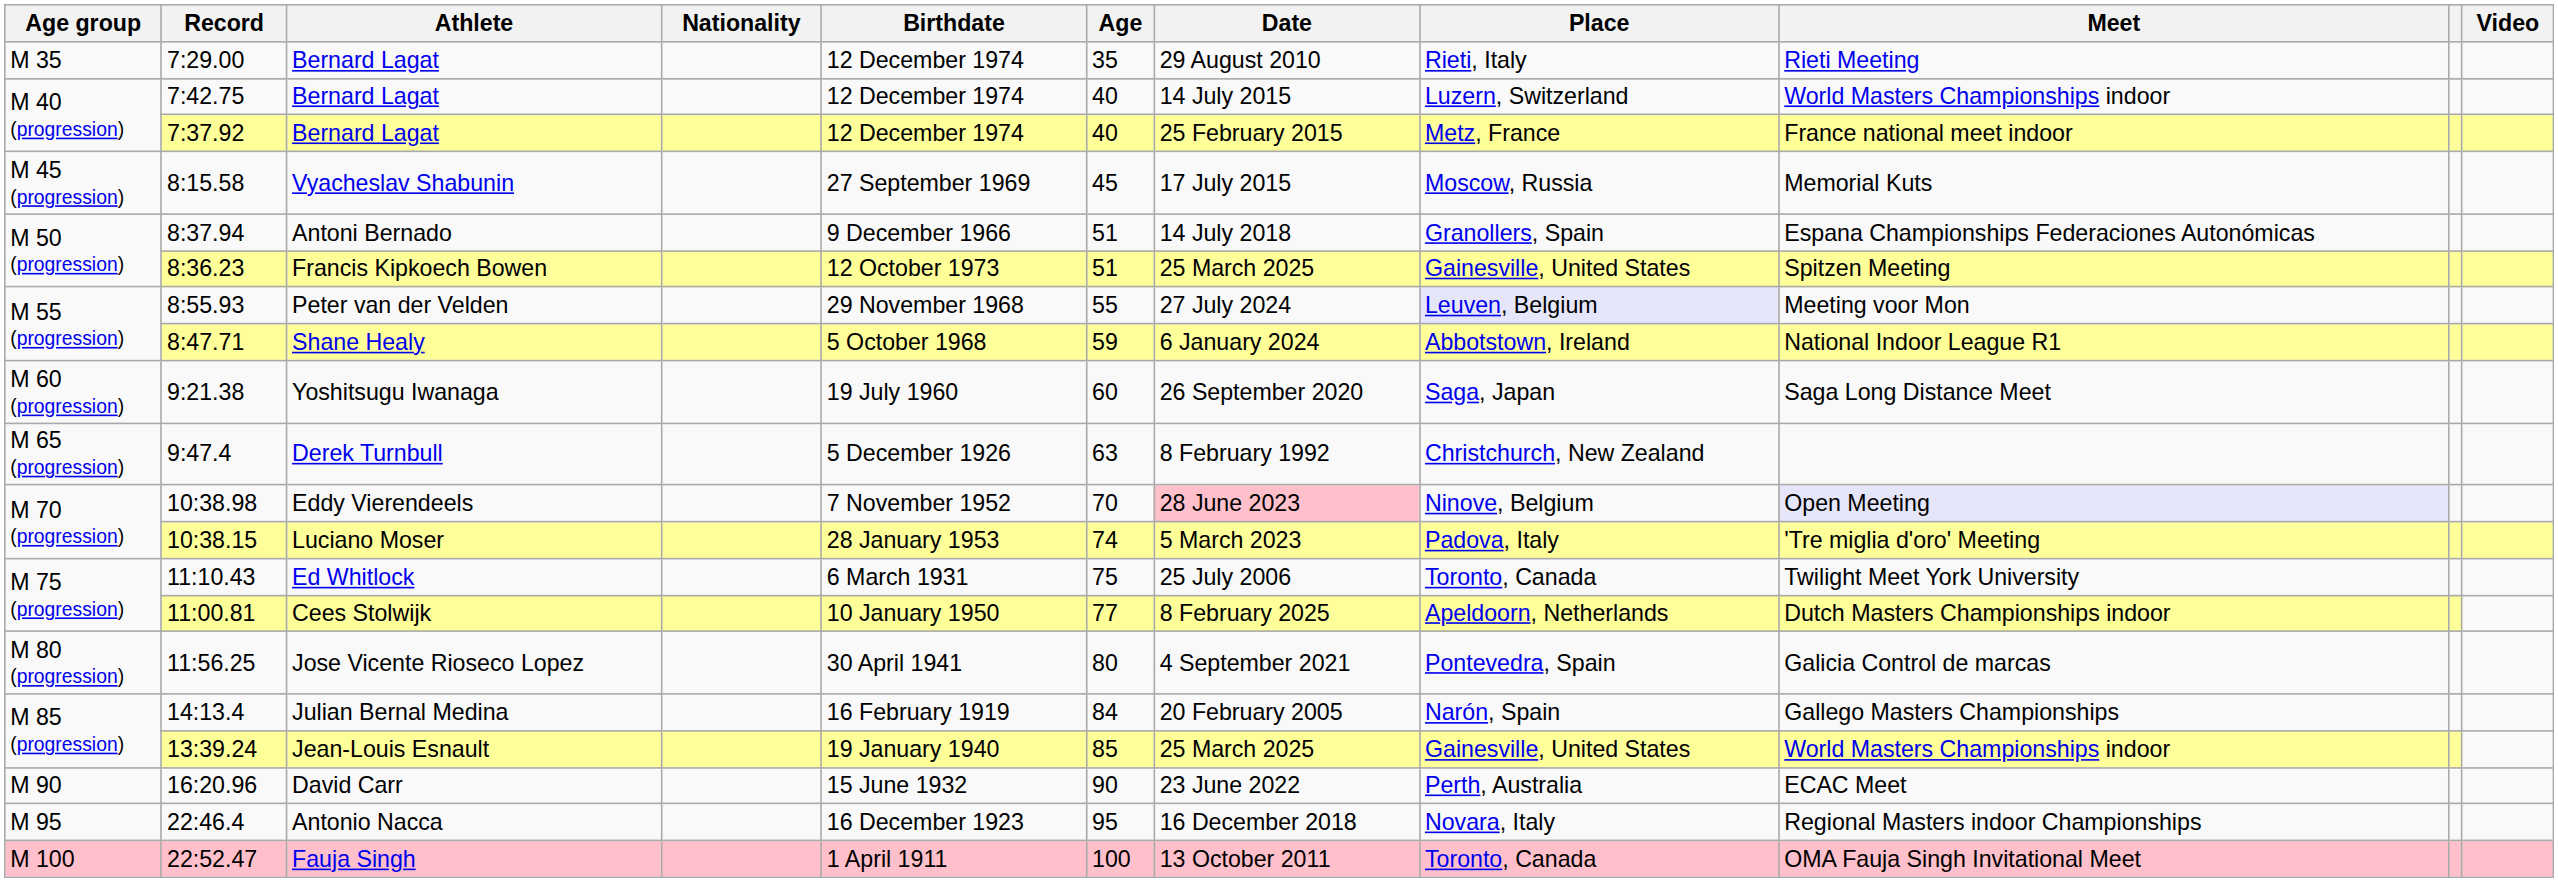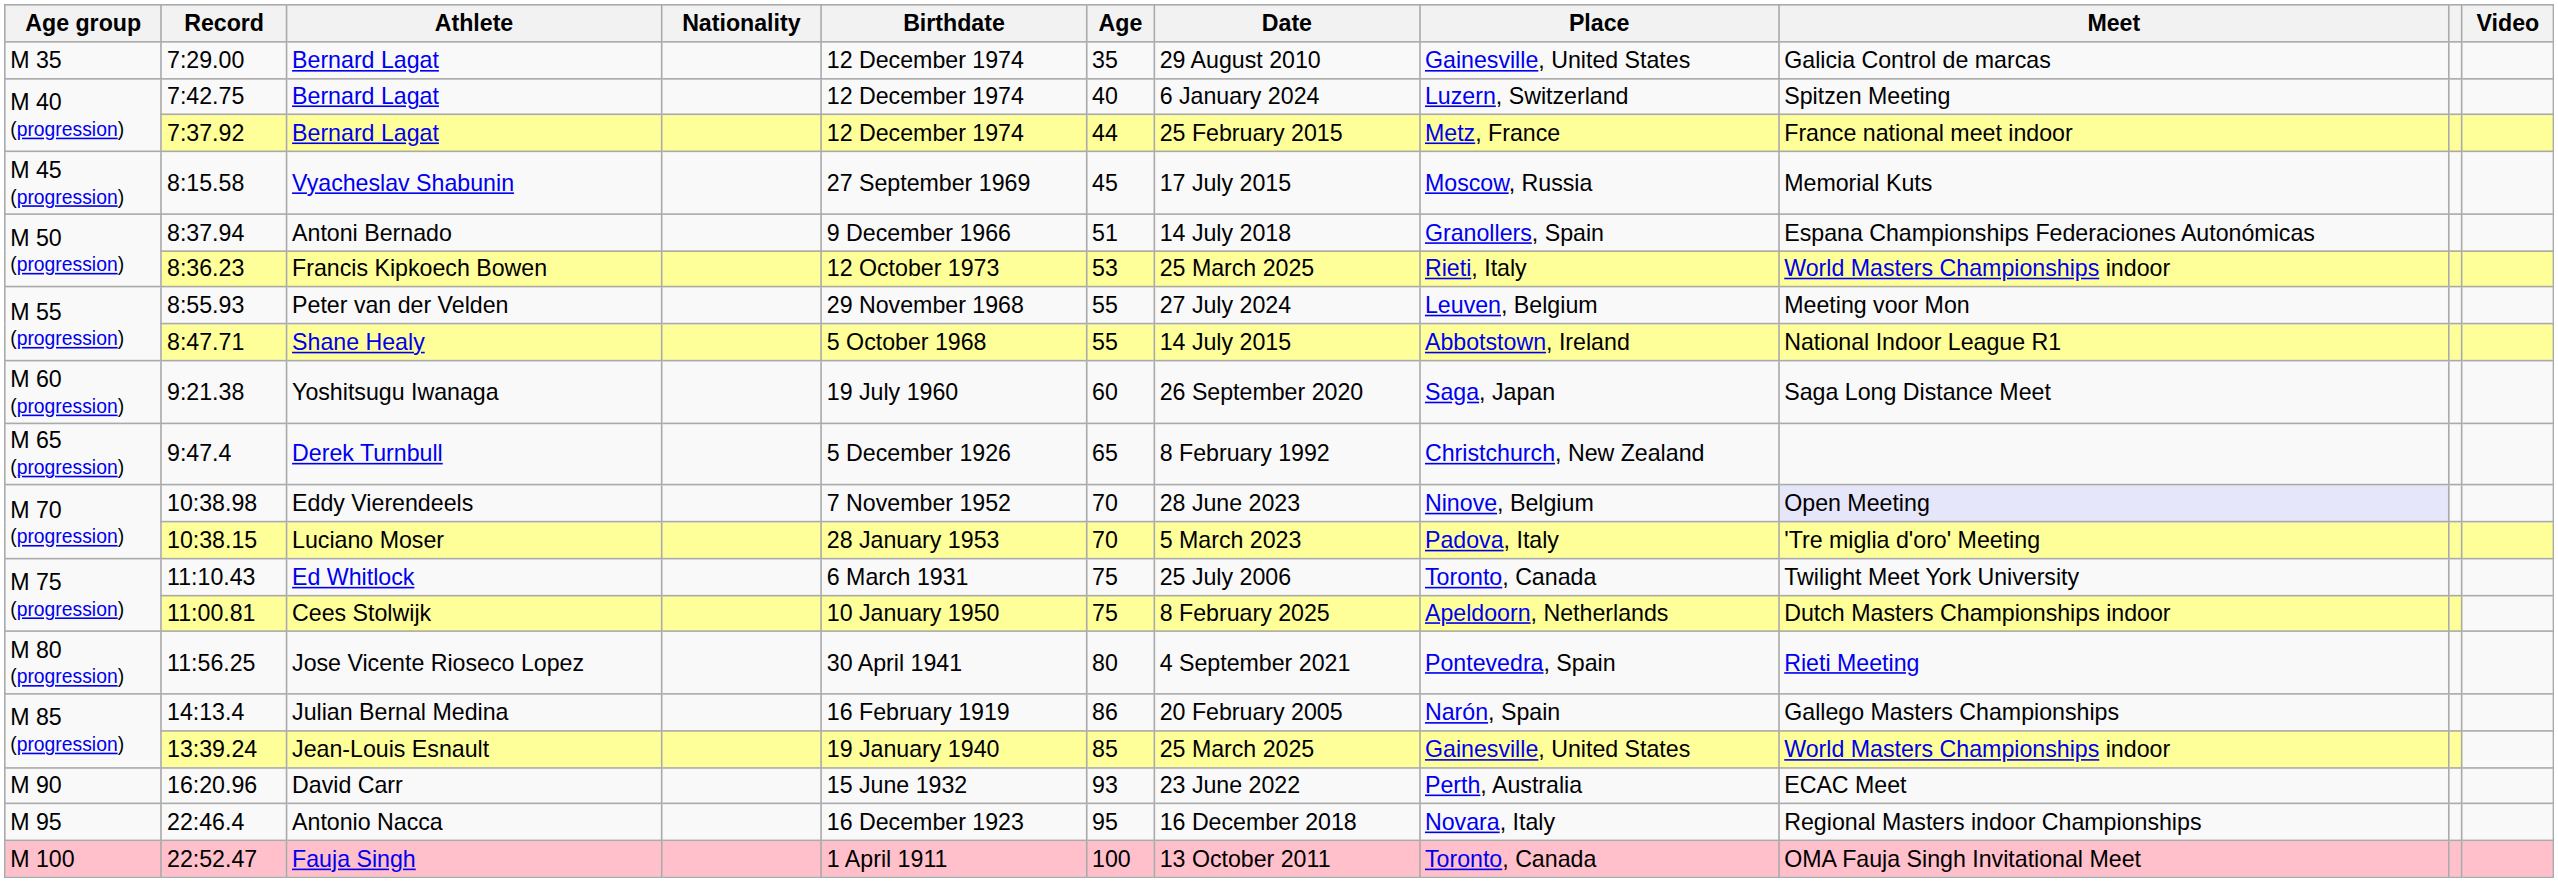(1476, 60) Rieti, Italy -> (1558, 60) Gainesville, United States
(1852, 60) Rieti Meeting -> (1918, 60) Galicia Control de marcas
(1225, 97) 14 July 2015 -> (1240, 97) 6 January 2024
(1977, 97) World Masters Championships indoor -> (1867, 97) Spitzen Meeting
(1105, 133) 40 -> (1105, 133) 44
(1105, 269) 51 -> (1105, 269) 53
(1558, 269) Gainesville, United States -> (1476, 269) Rieti, Italy
(1867, 269) Spitzen Meeting -> (1977, 269) World Masters Championships indoor
(1511, 306) lavender background -> (1511, 306) no background
(1105, 342) 59 -> (1105, 342) 55
(1240, 342) 6 January 2024 -> (1225, 342) 14 July 2015
(1105, 454) 63 -> (1105, 454) 65
(1230, 504) pink background -> (1230, 504) no background
(1105, 540) 74 -> (1105, 540) 70
(1105, 614) 77 -> (1105, 614) 75
(1918, 663) Galicia Control de marcas -> (1852, 663) Rieti Meeting
(1105, 713) 84 -> (1105, 713) 86
(1105, 786) 90 -> (1105, 786) 93
